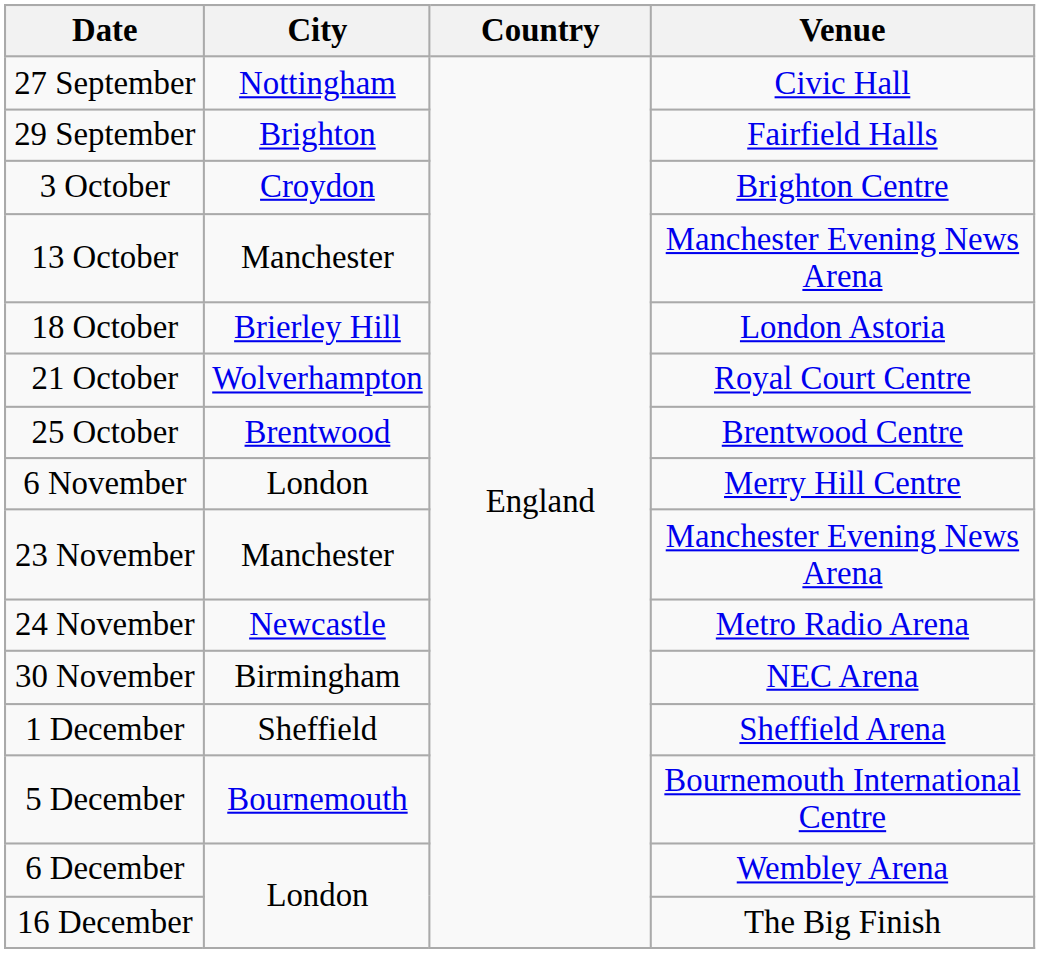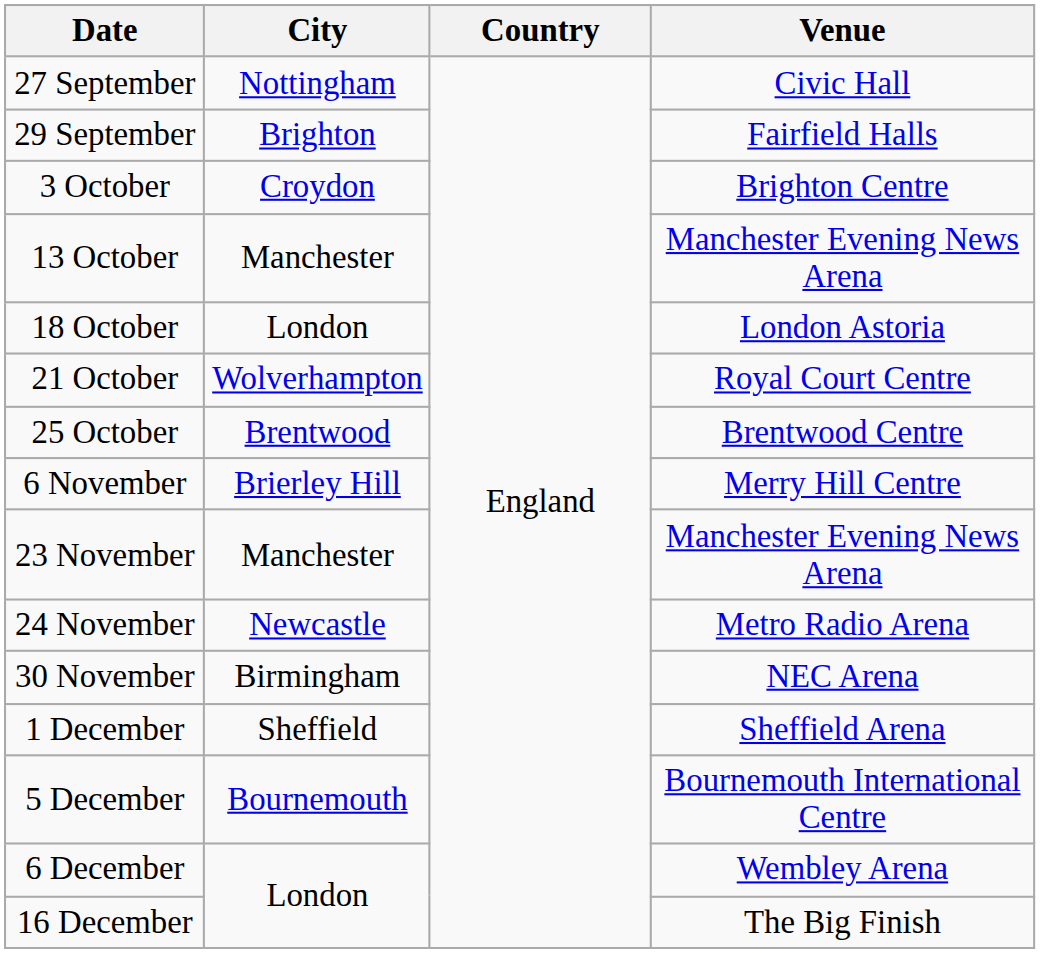(317, 327) Brierley Hill -> (317, 327) London
(317, 483) London -> (317, 483) Brierley Hill
